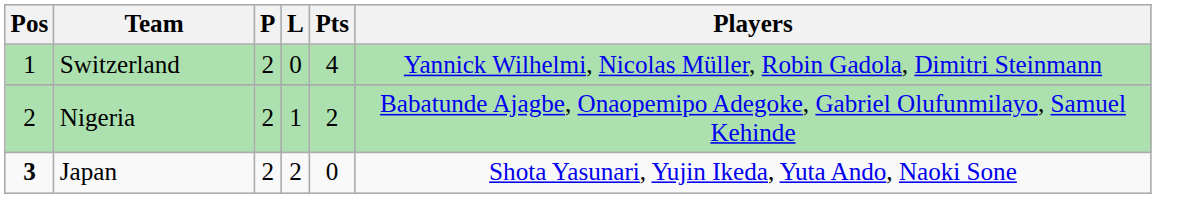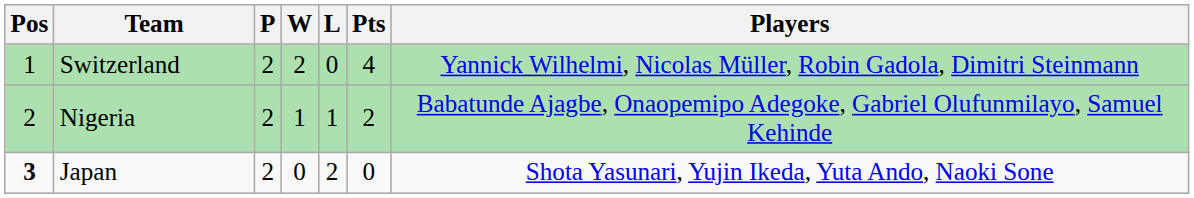+ column: (300, 24)
